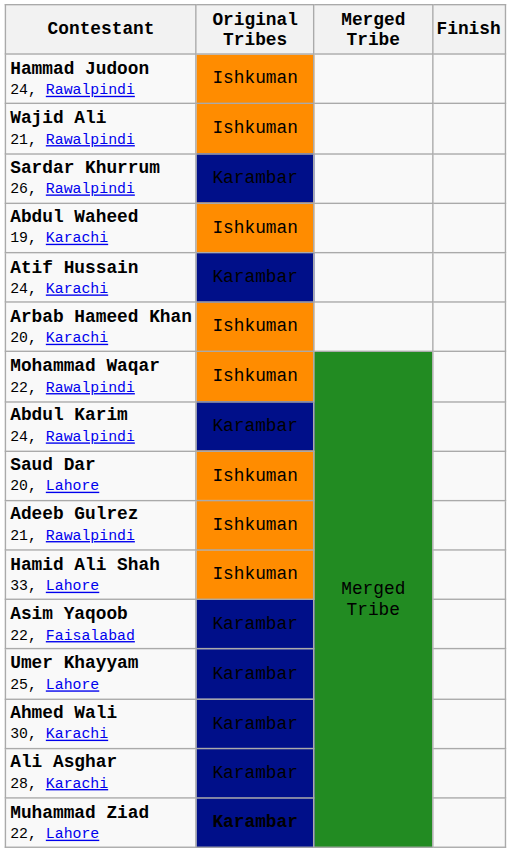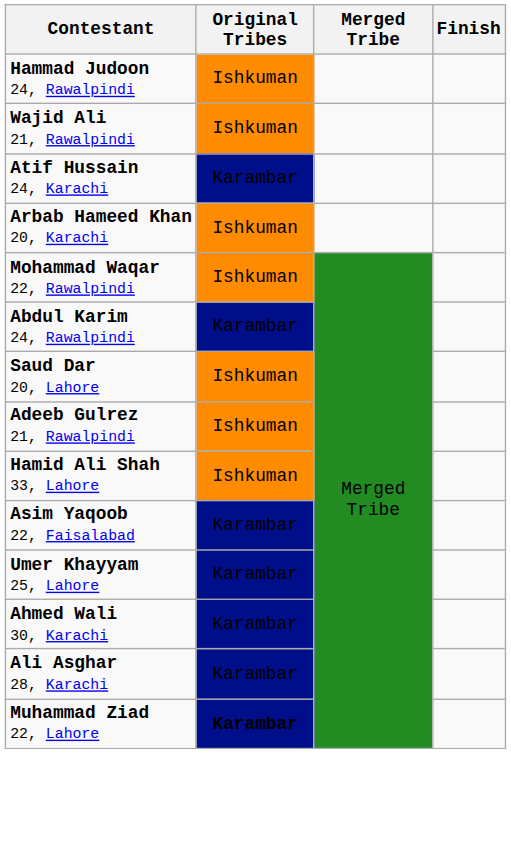- row: (85, 178)
- row: (74, 227)
